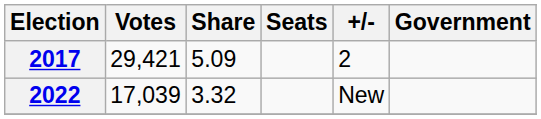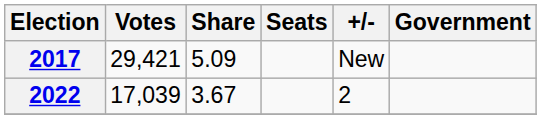(345, 59) 2 -> (361, 59) New
(214, 95) 3.32 -> (214, 95) 3.67
(361, 95) New -> (345, 95) 2
